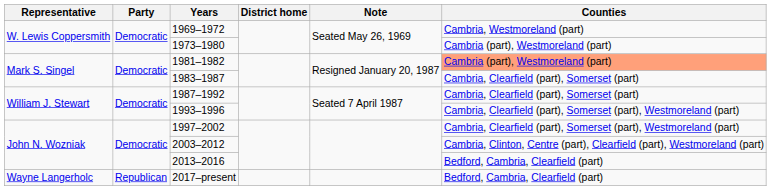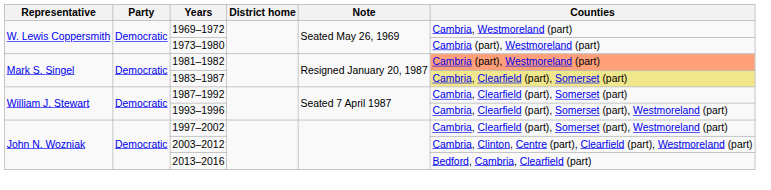(541, 78) no background -> (530, 78) khaki background
- row: (204, 177)
